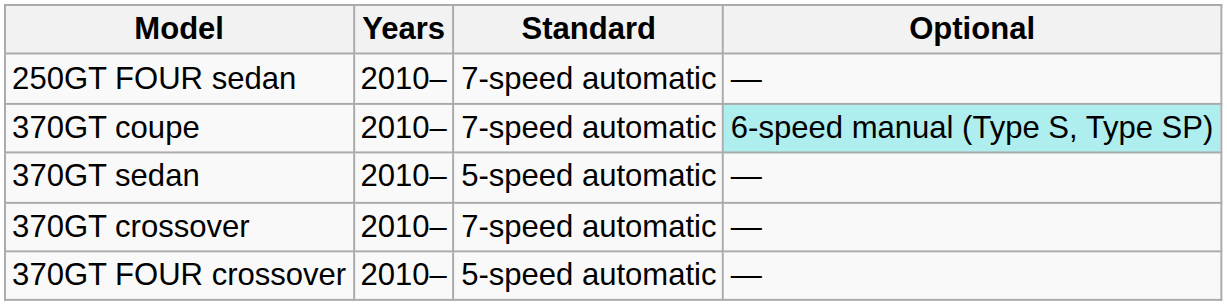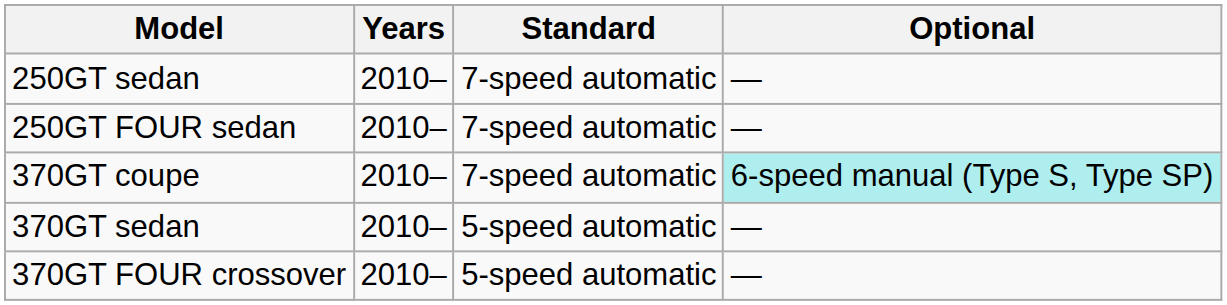+ row: (106, 78)
- row: (131, 226)
